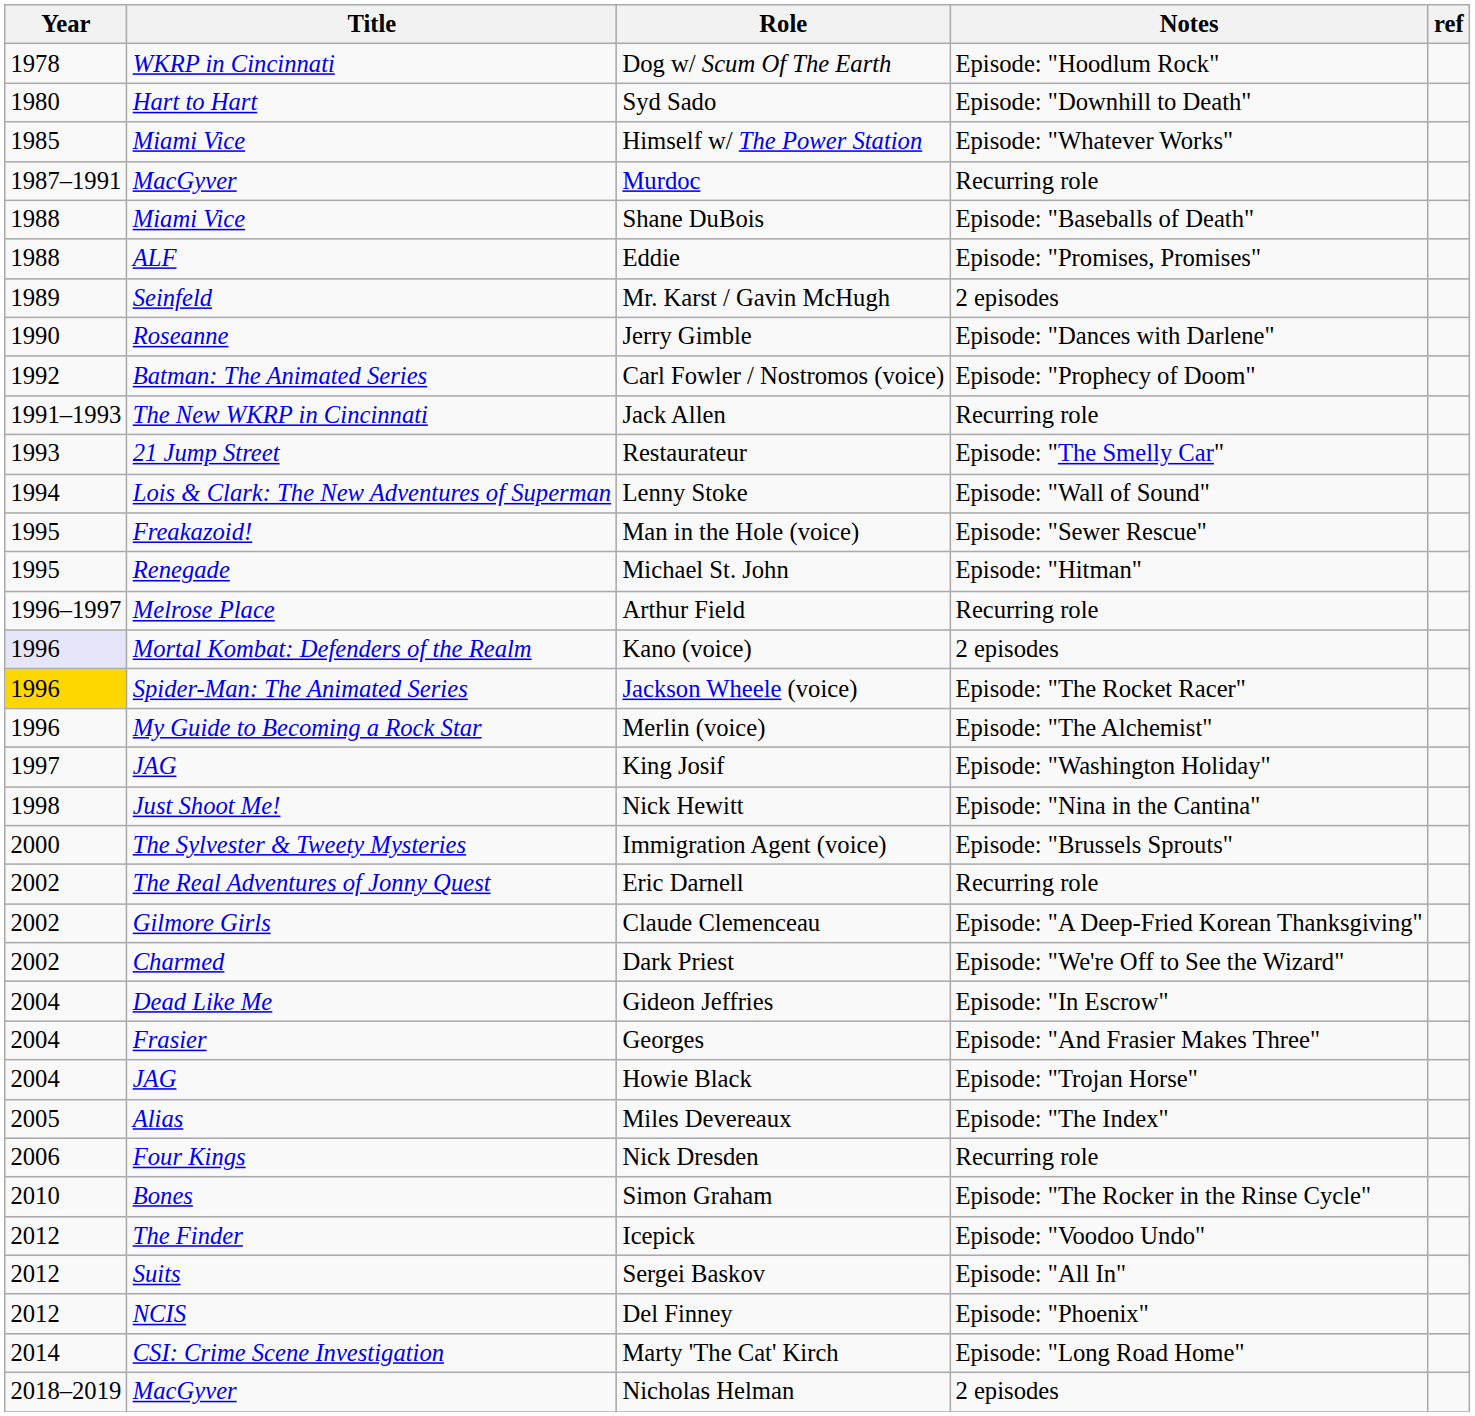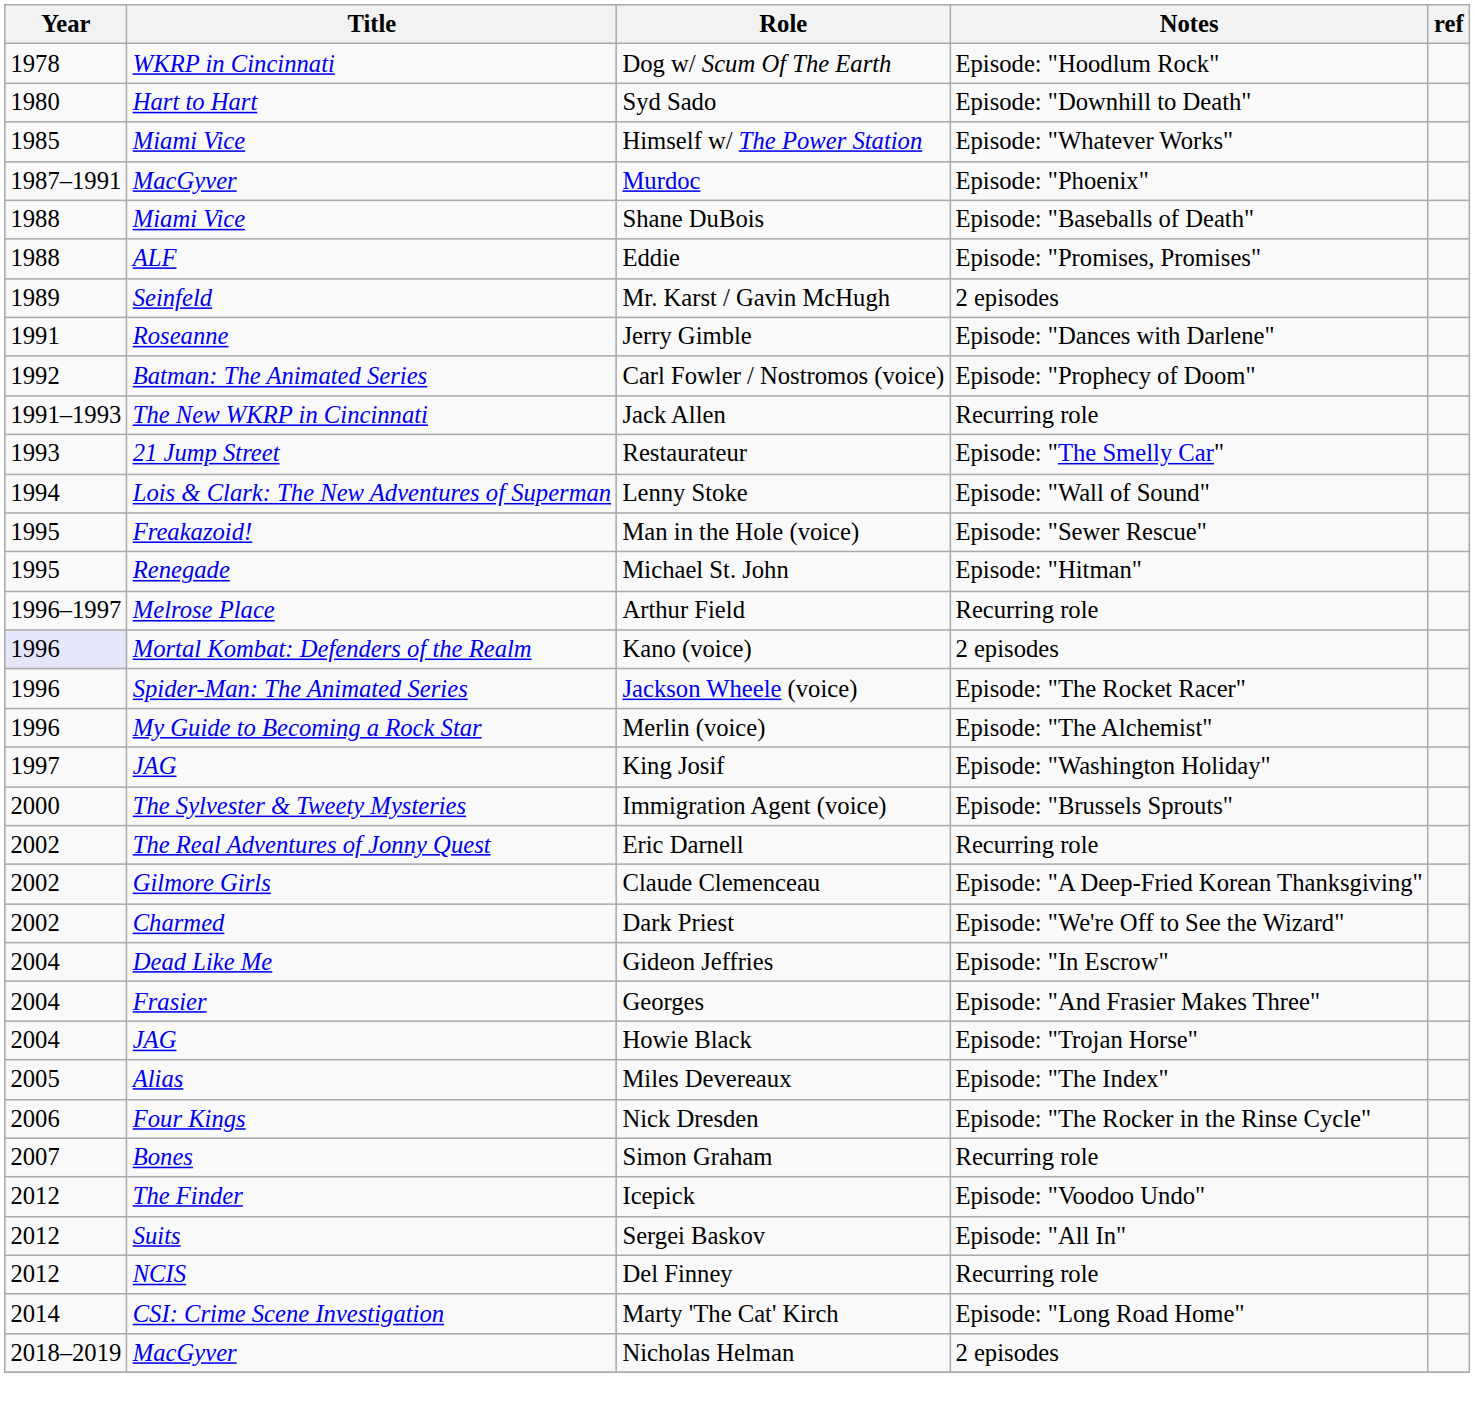(1027, 180) Recurring role -> (1052, 180) Episode: "Phoenix"
(35, 336) 1990 -> (35, 336) 1991
(35, 688) gold background -> (35, 688) no background
- row: (683, 805)
(1027, 1157) Recurring role -> (1163, 1118) Episode: "The Rocker in the Rinse Cycle"
(35, 1196) 2010 -> (35, 1157) 2007
(1163, 1196) Episode: "The Rocker in the Rinse Cycle" -> (1027, 1157) Recurring role
(1052, 1313) Episode: "Phoenix" -> (1027, 1274) Recurring role
